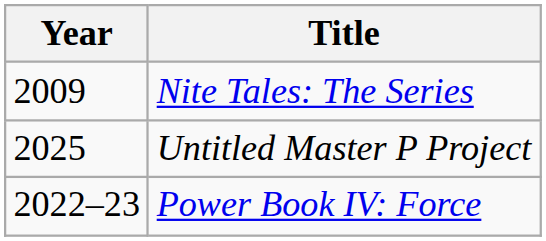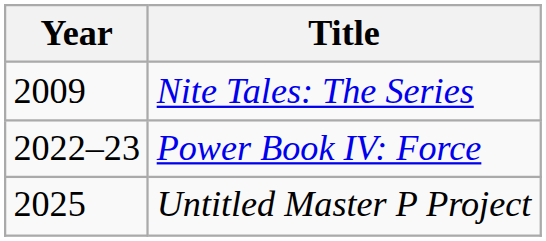rows swapped: (319, 205) <-> (344, 147)
